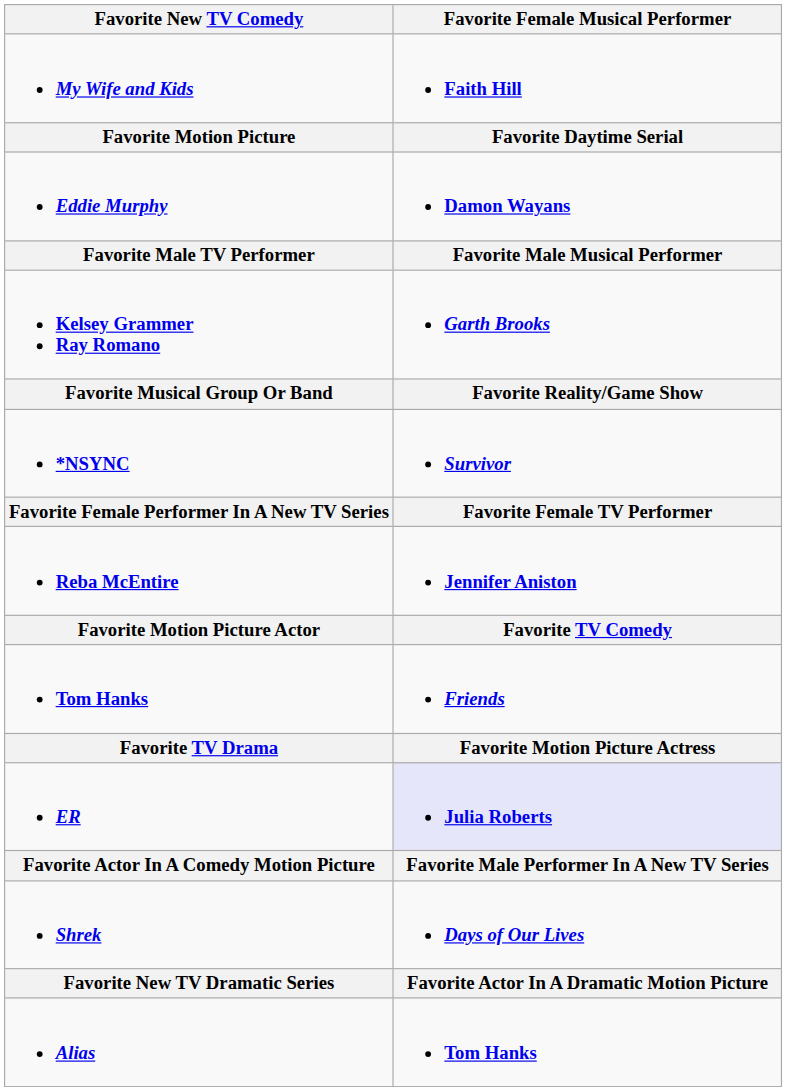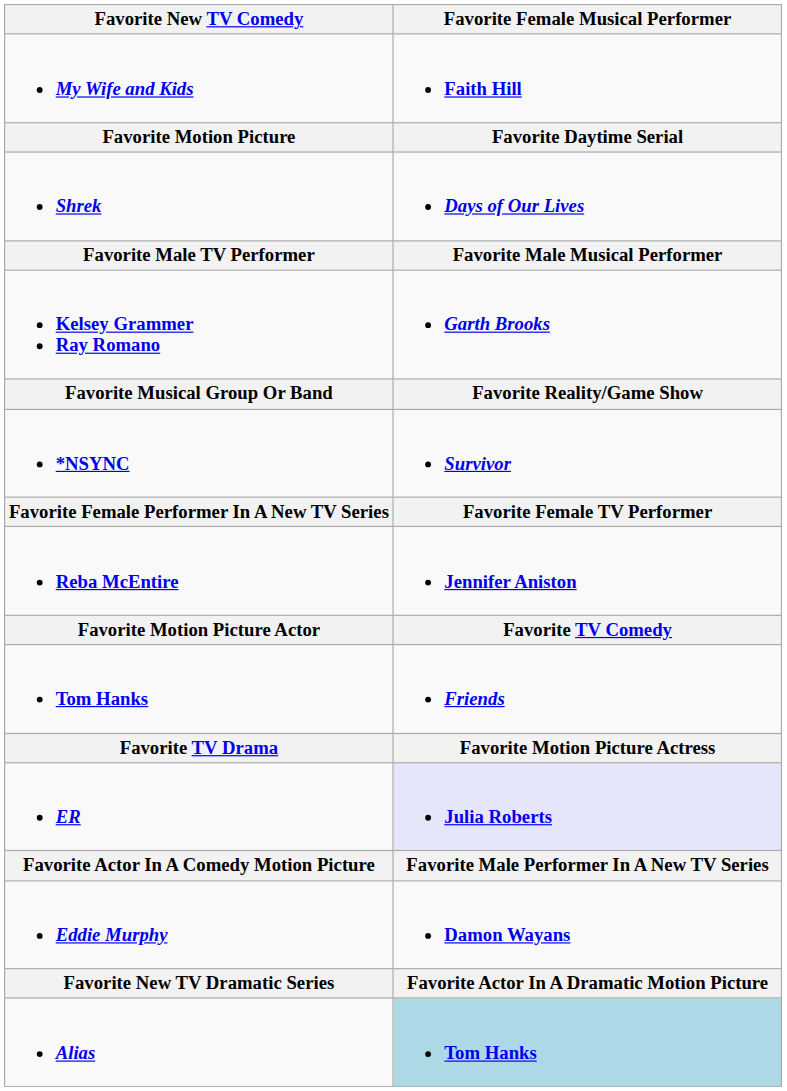rows swapped: (199, 935) <-> (199, 207)
(588, 1053) no background -> (588, 1053) lightblue background
